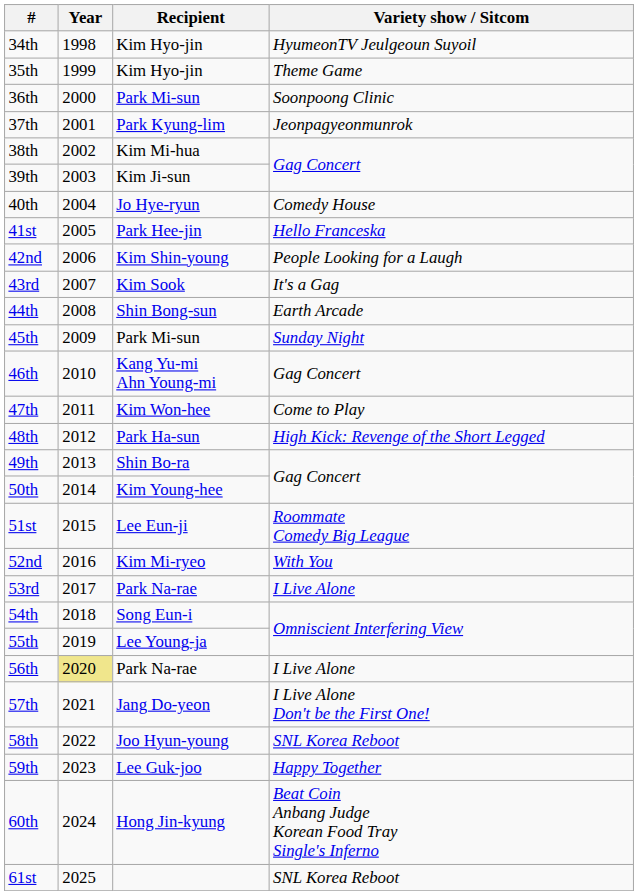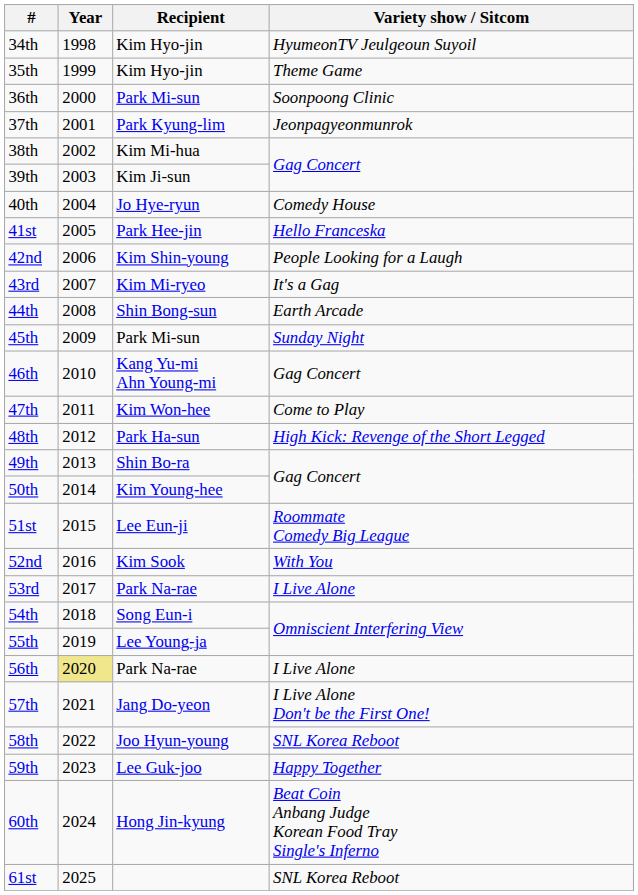(151, 284) Kim Sook -> (161, 284) Kim Mi-ryeo
(161, 561) Kim Mi-ryeo -> (151, 561) Kim Sook
